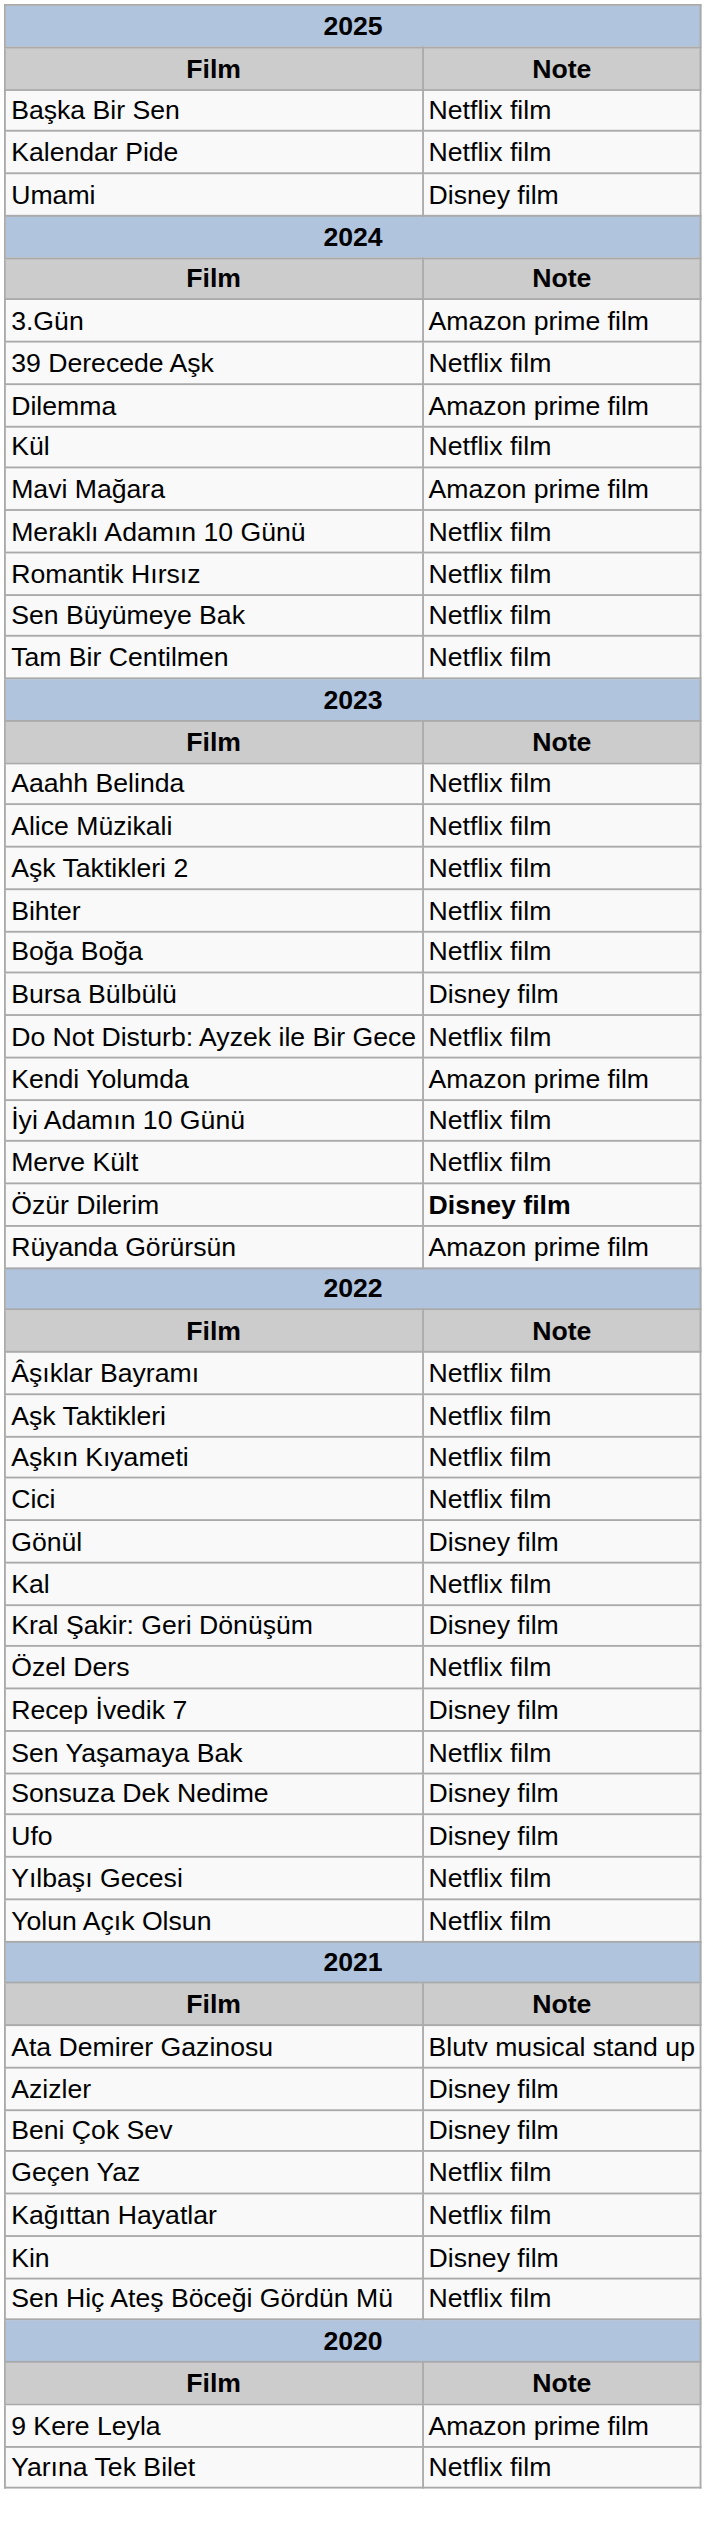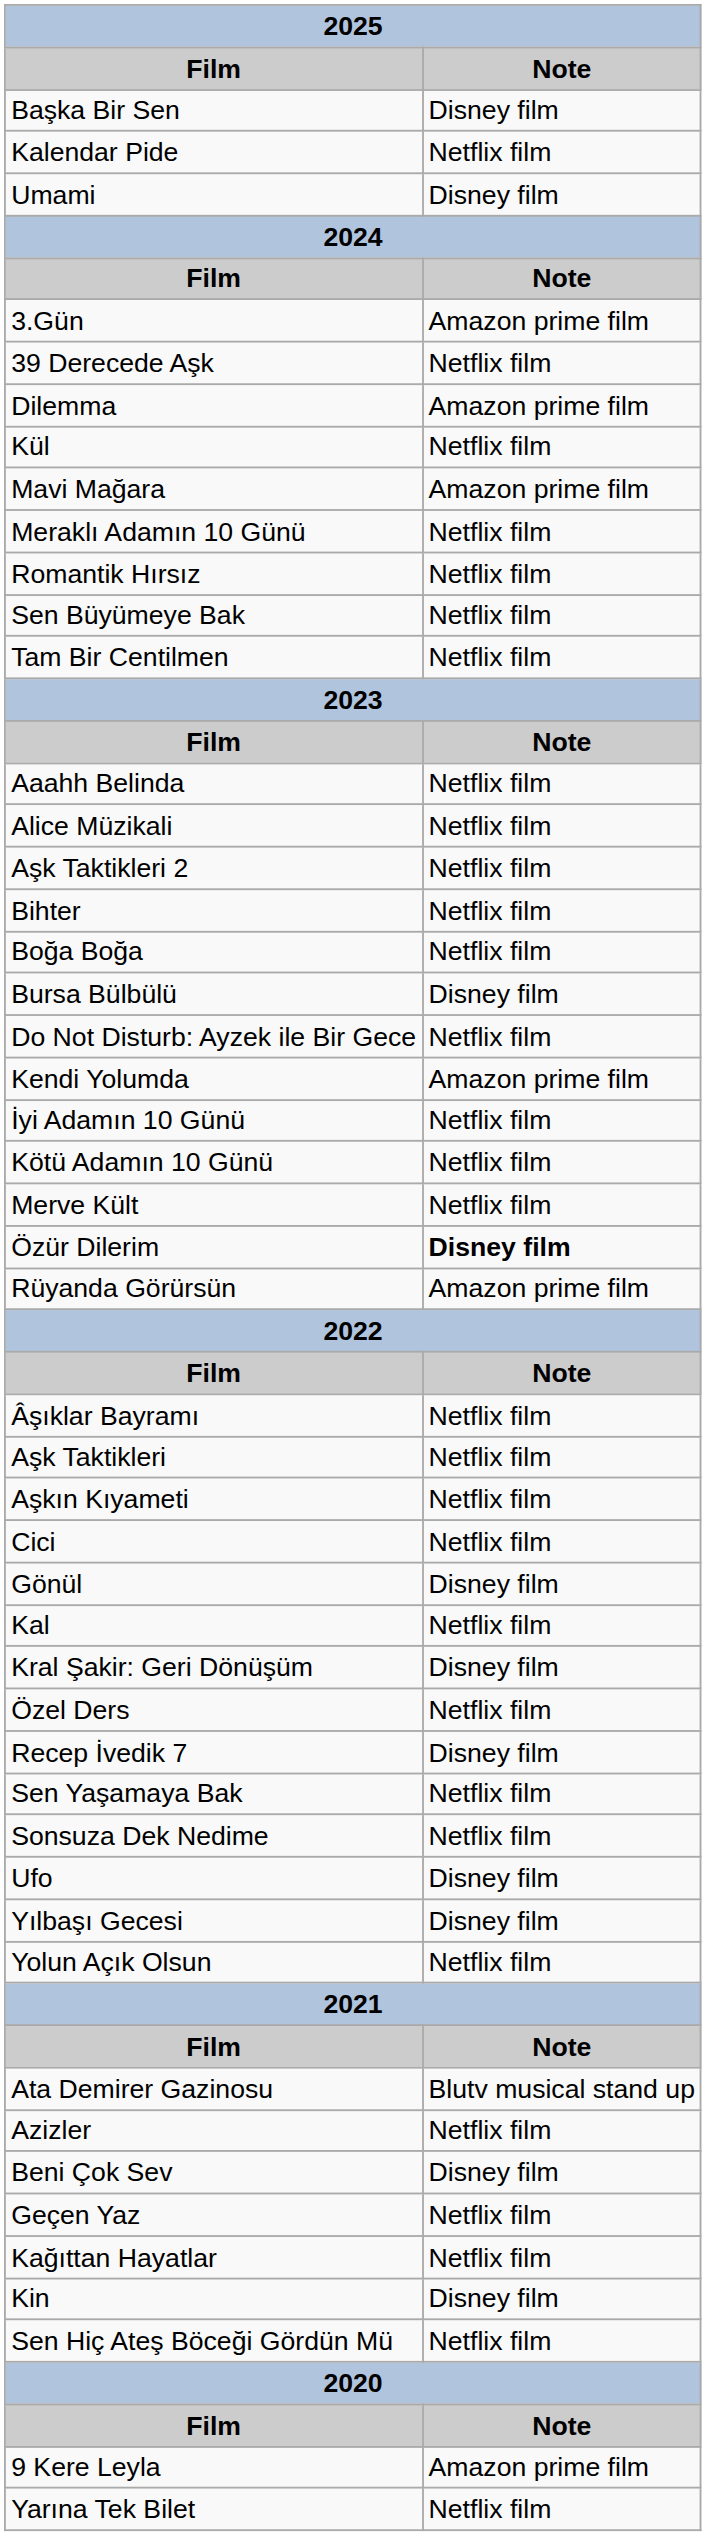(490, 111) Netflix film -> (494, 111) Disney film
+ row: (142, 1163)
(494, 1794) Disney film -> (490, 1836) Netflix film
(490, 1878) Netflix film -> (494, 1920) Disney film
(494, 2089) Disney film -> (490, 2131) Netflix film
